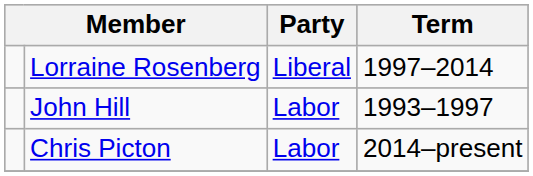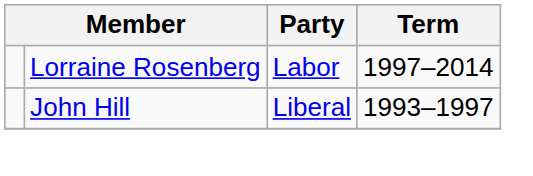(312, 66) Liberal -> (306, 66) Labor
(306, 107) Labor -> (312, 107) Liberal
- row: (100, 149)
